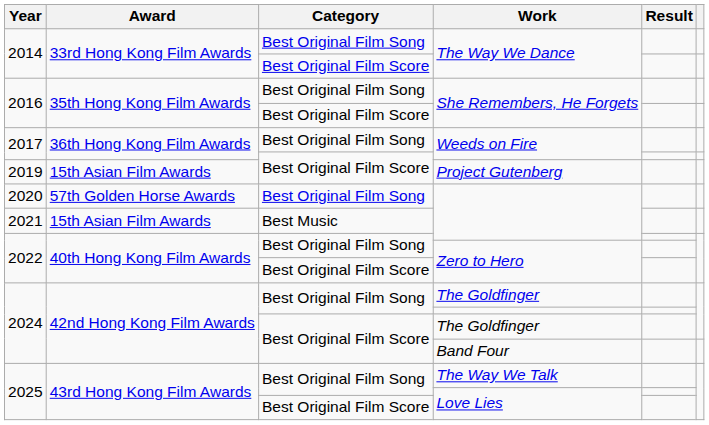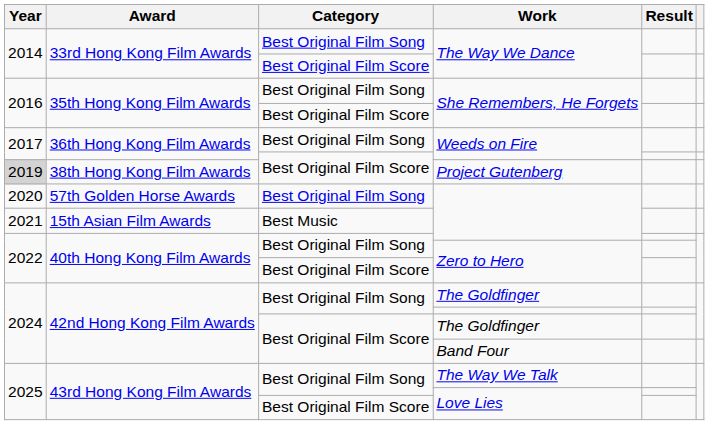(25, 171) no background -> (25, 171) lightgrey background
(130, 171) 15th Asian Film Awards -> (150, 171) 38th Hong Kong Film Awards
